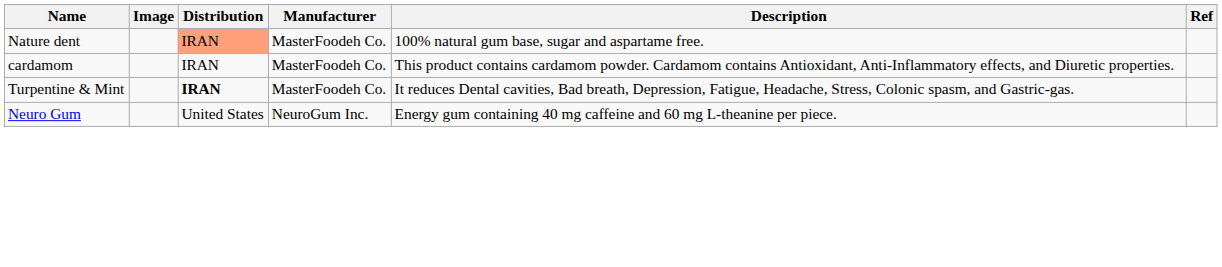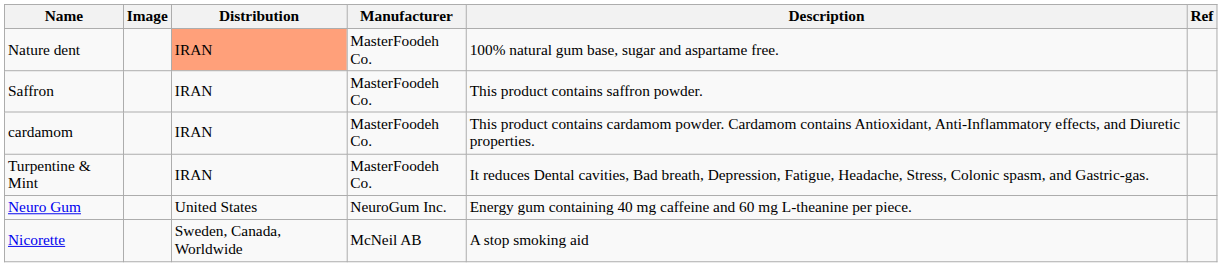+ row: (31, 91)
(201, 89) bold -> (194, 174) normal
+ row: (37, 240)
